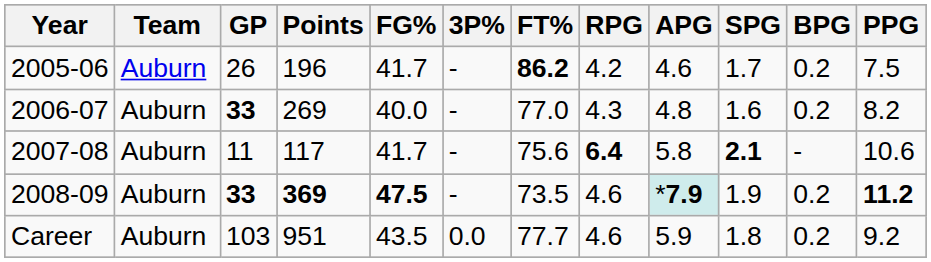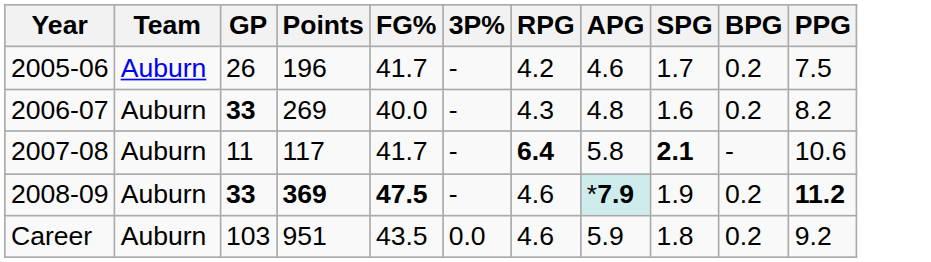- column: (545, 25)
